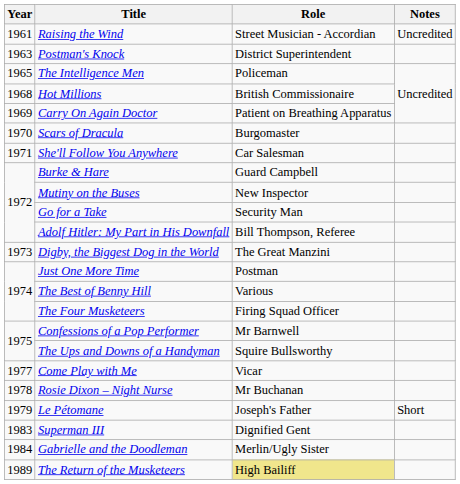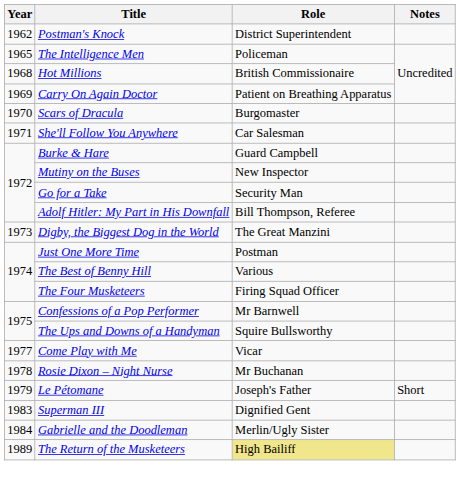- row: (81, 34)
(20, 53) 1963 -> (20, 34) 1962
